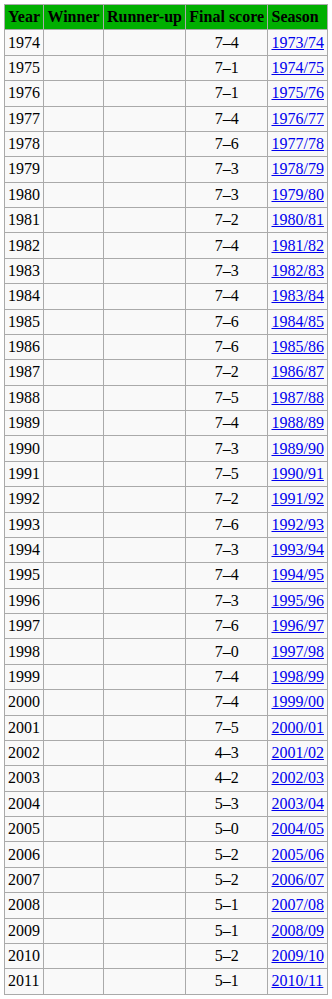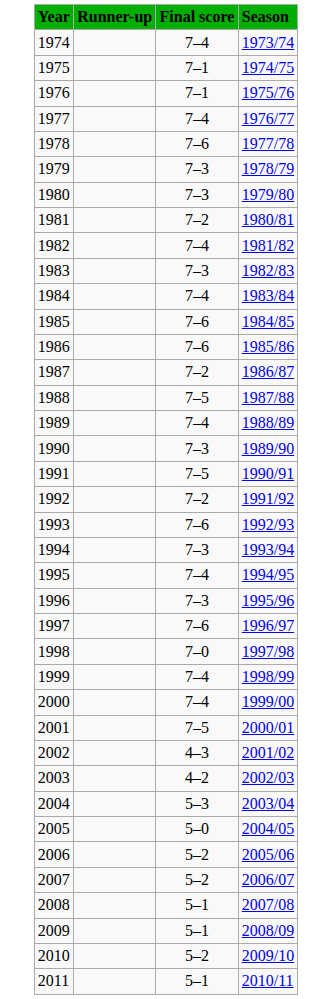- column: (74, 17)
